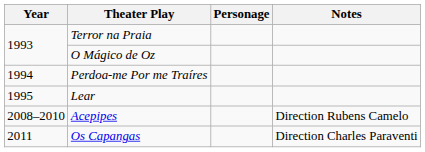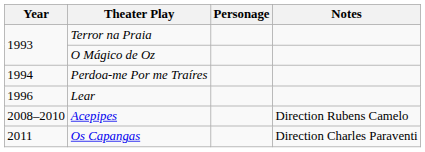(20, 95) 1995 -> (20, 95) 1996
